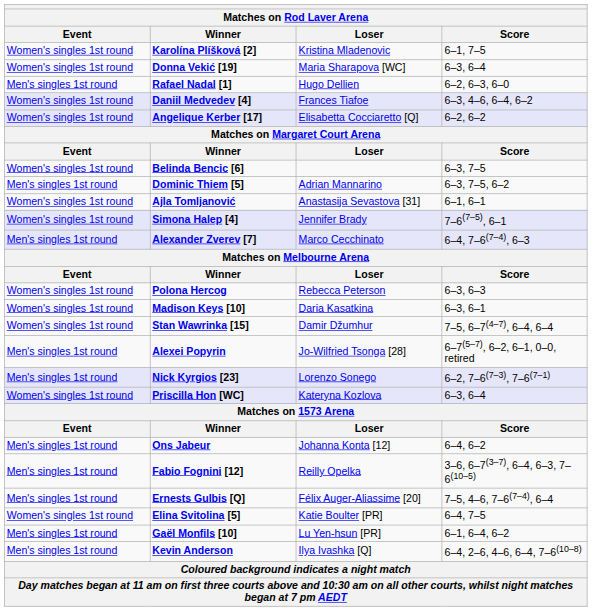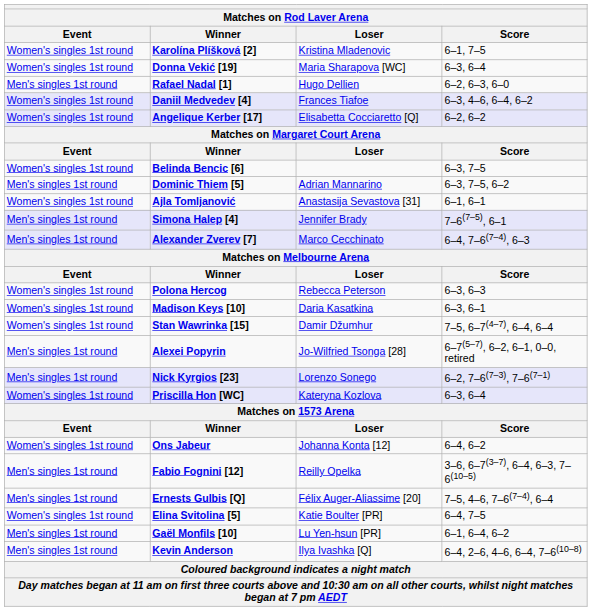(70, 220) Women's singles 1st round -> (62, 220) Men's singles 1st round
(62, 445) Men's singles 1st round -> (70, 445) Women's singles 1st round
